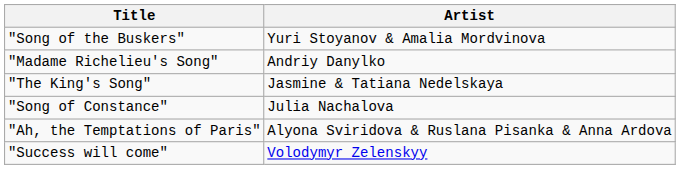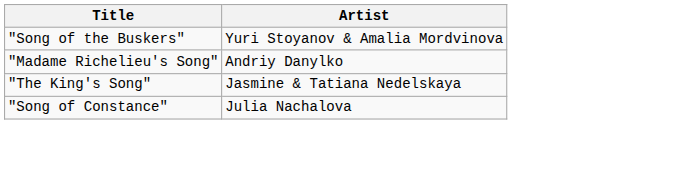- row: (134, 130)
- row: (88, 153)
